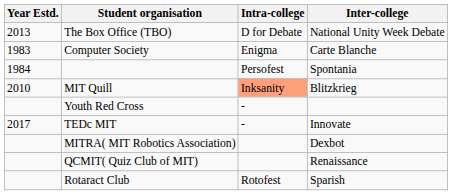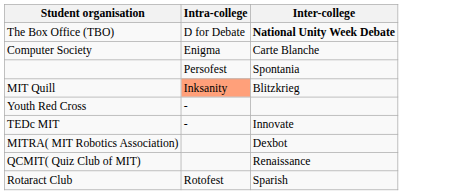- column: (33, 13)
(377, 32) normal -> (324, 32) bold
